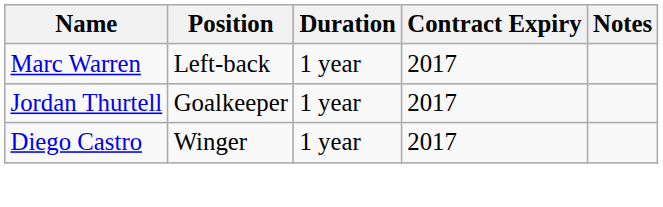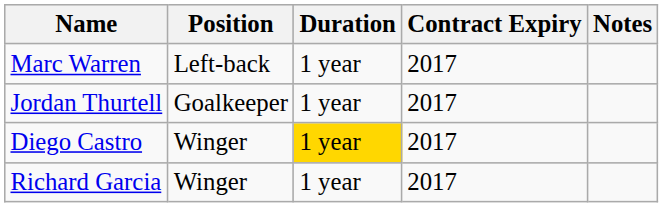(330, 142) no background -> (330, 142) gold background
+ row: (86, 181)
